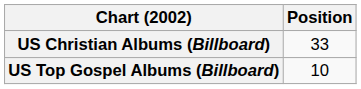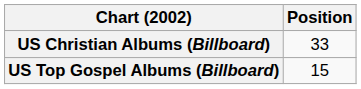(320, 70) 10 -> (320, 70) 15
